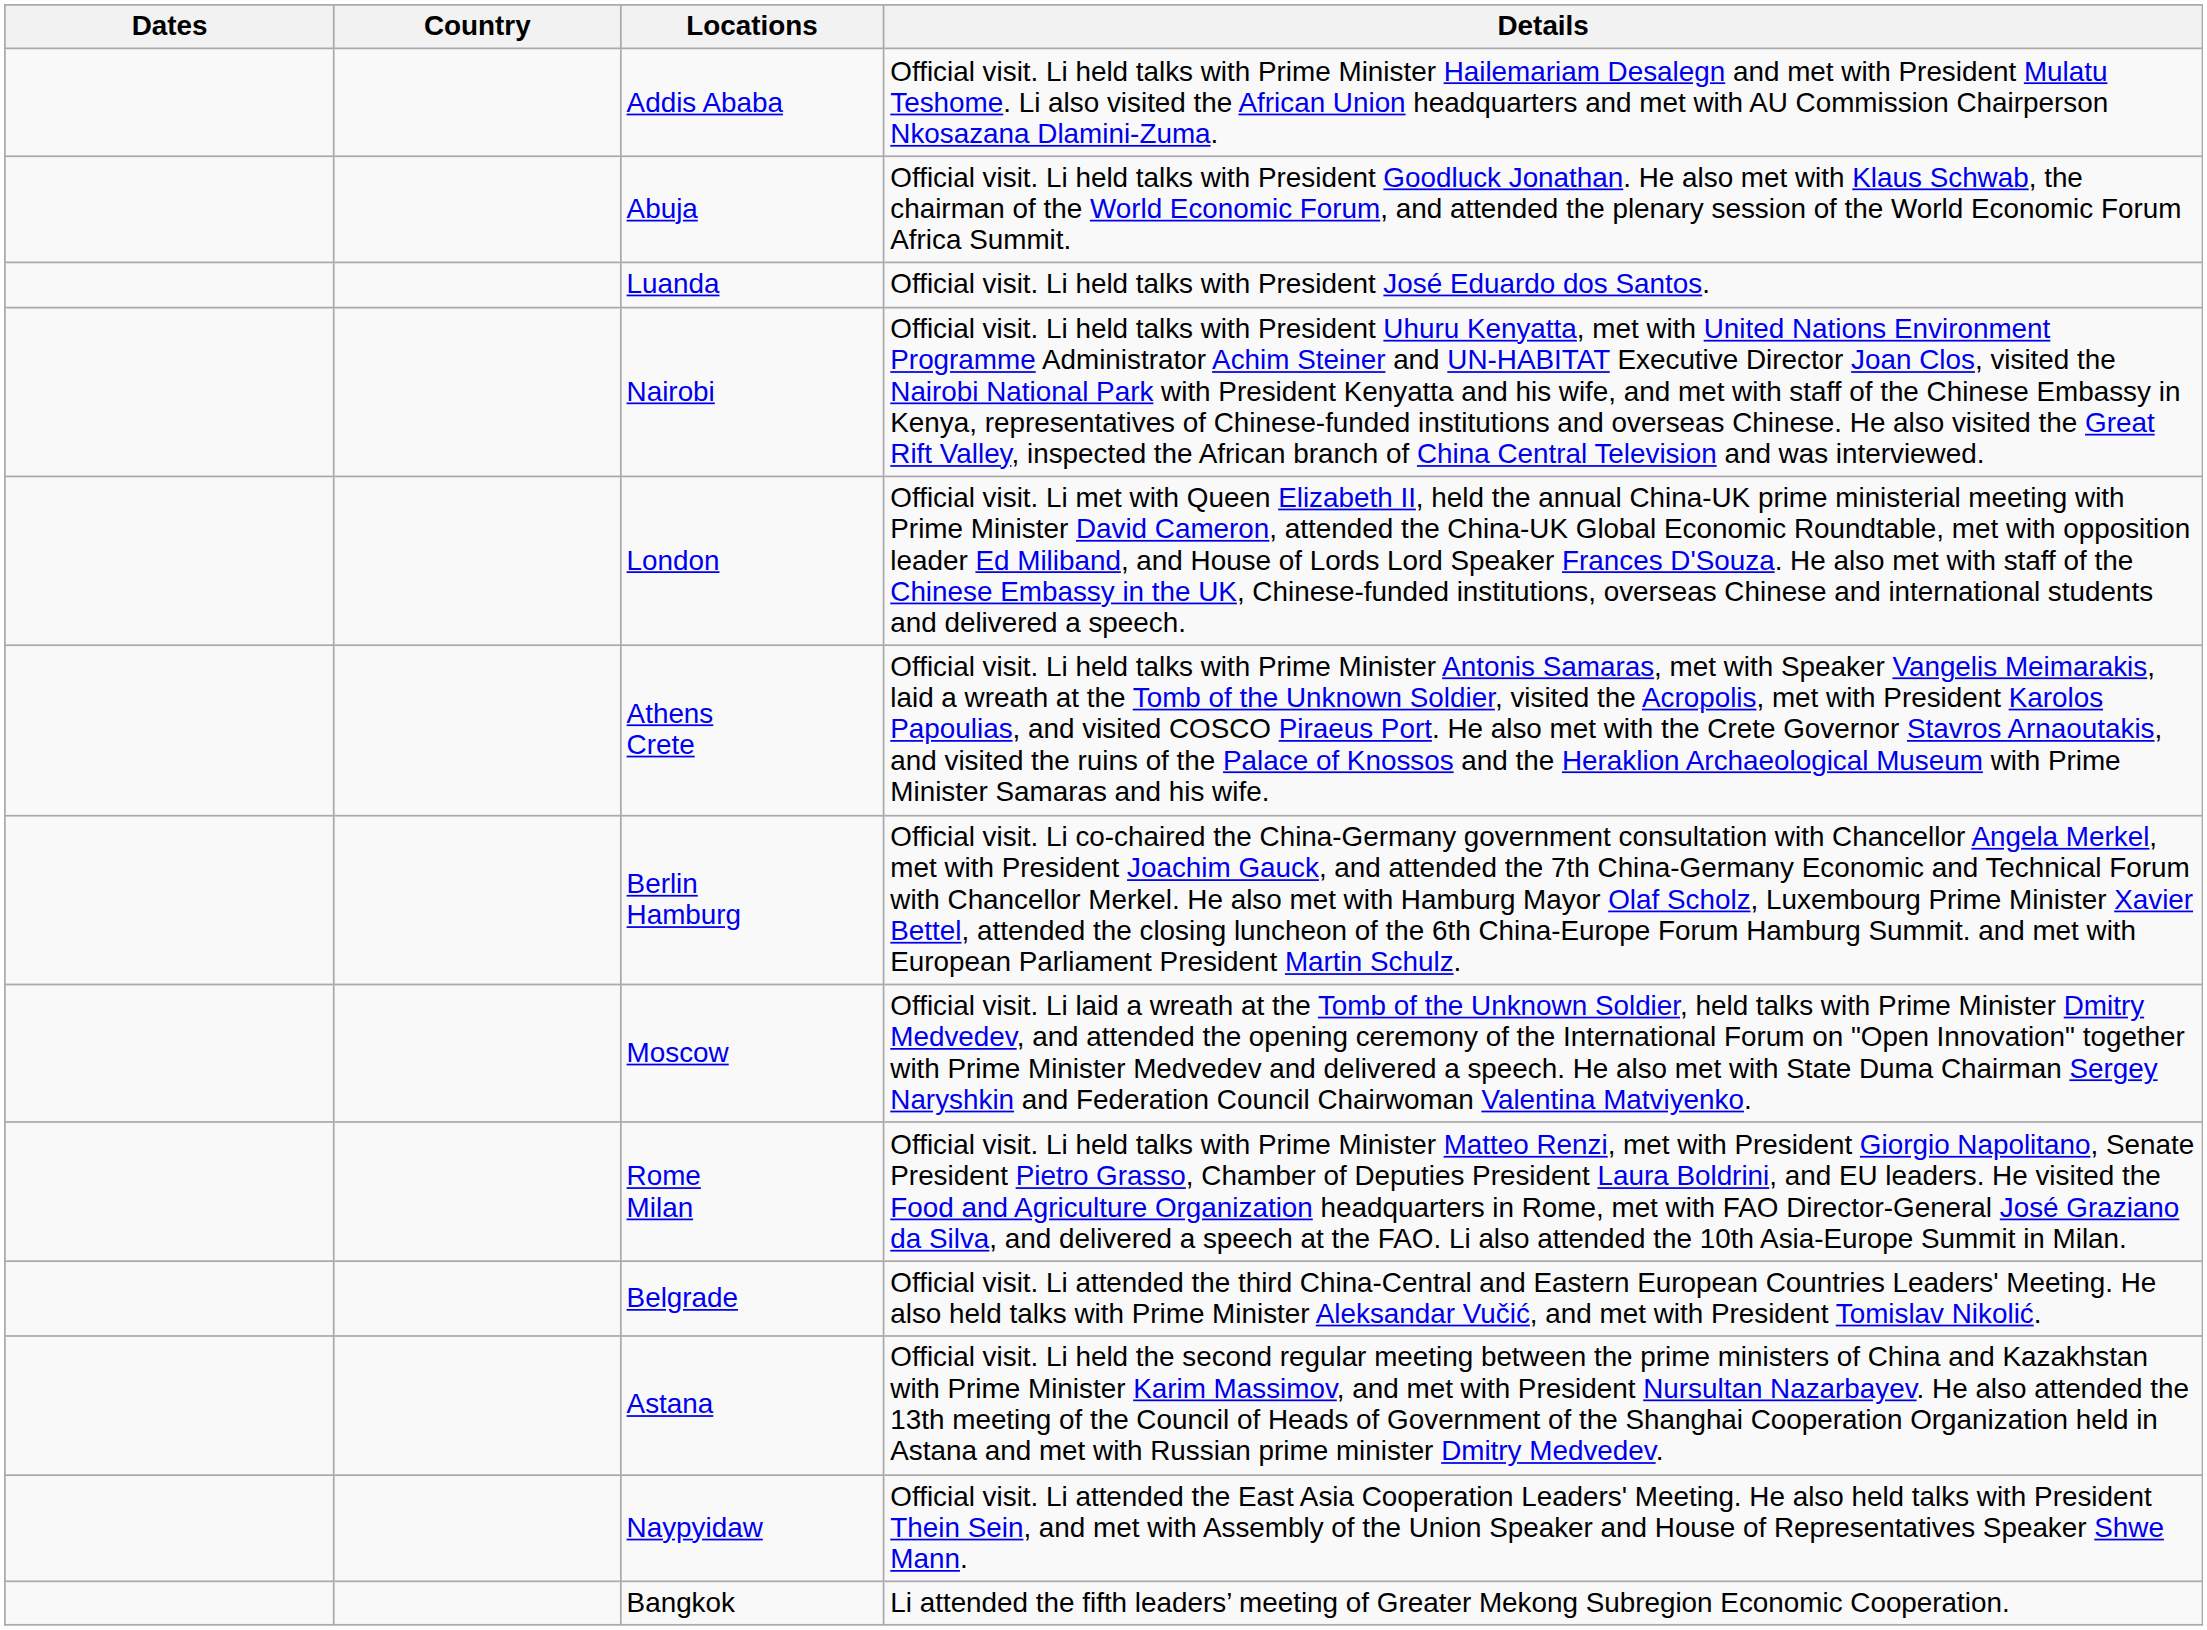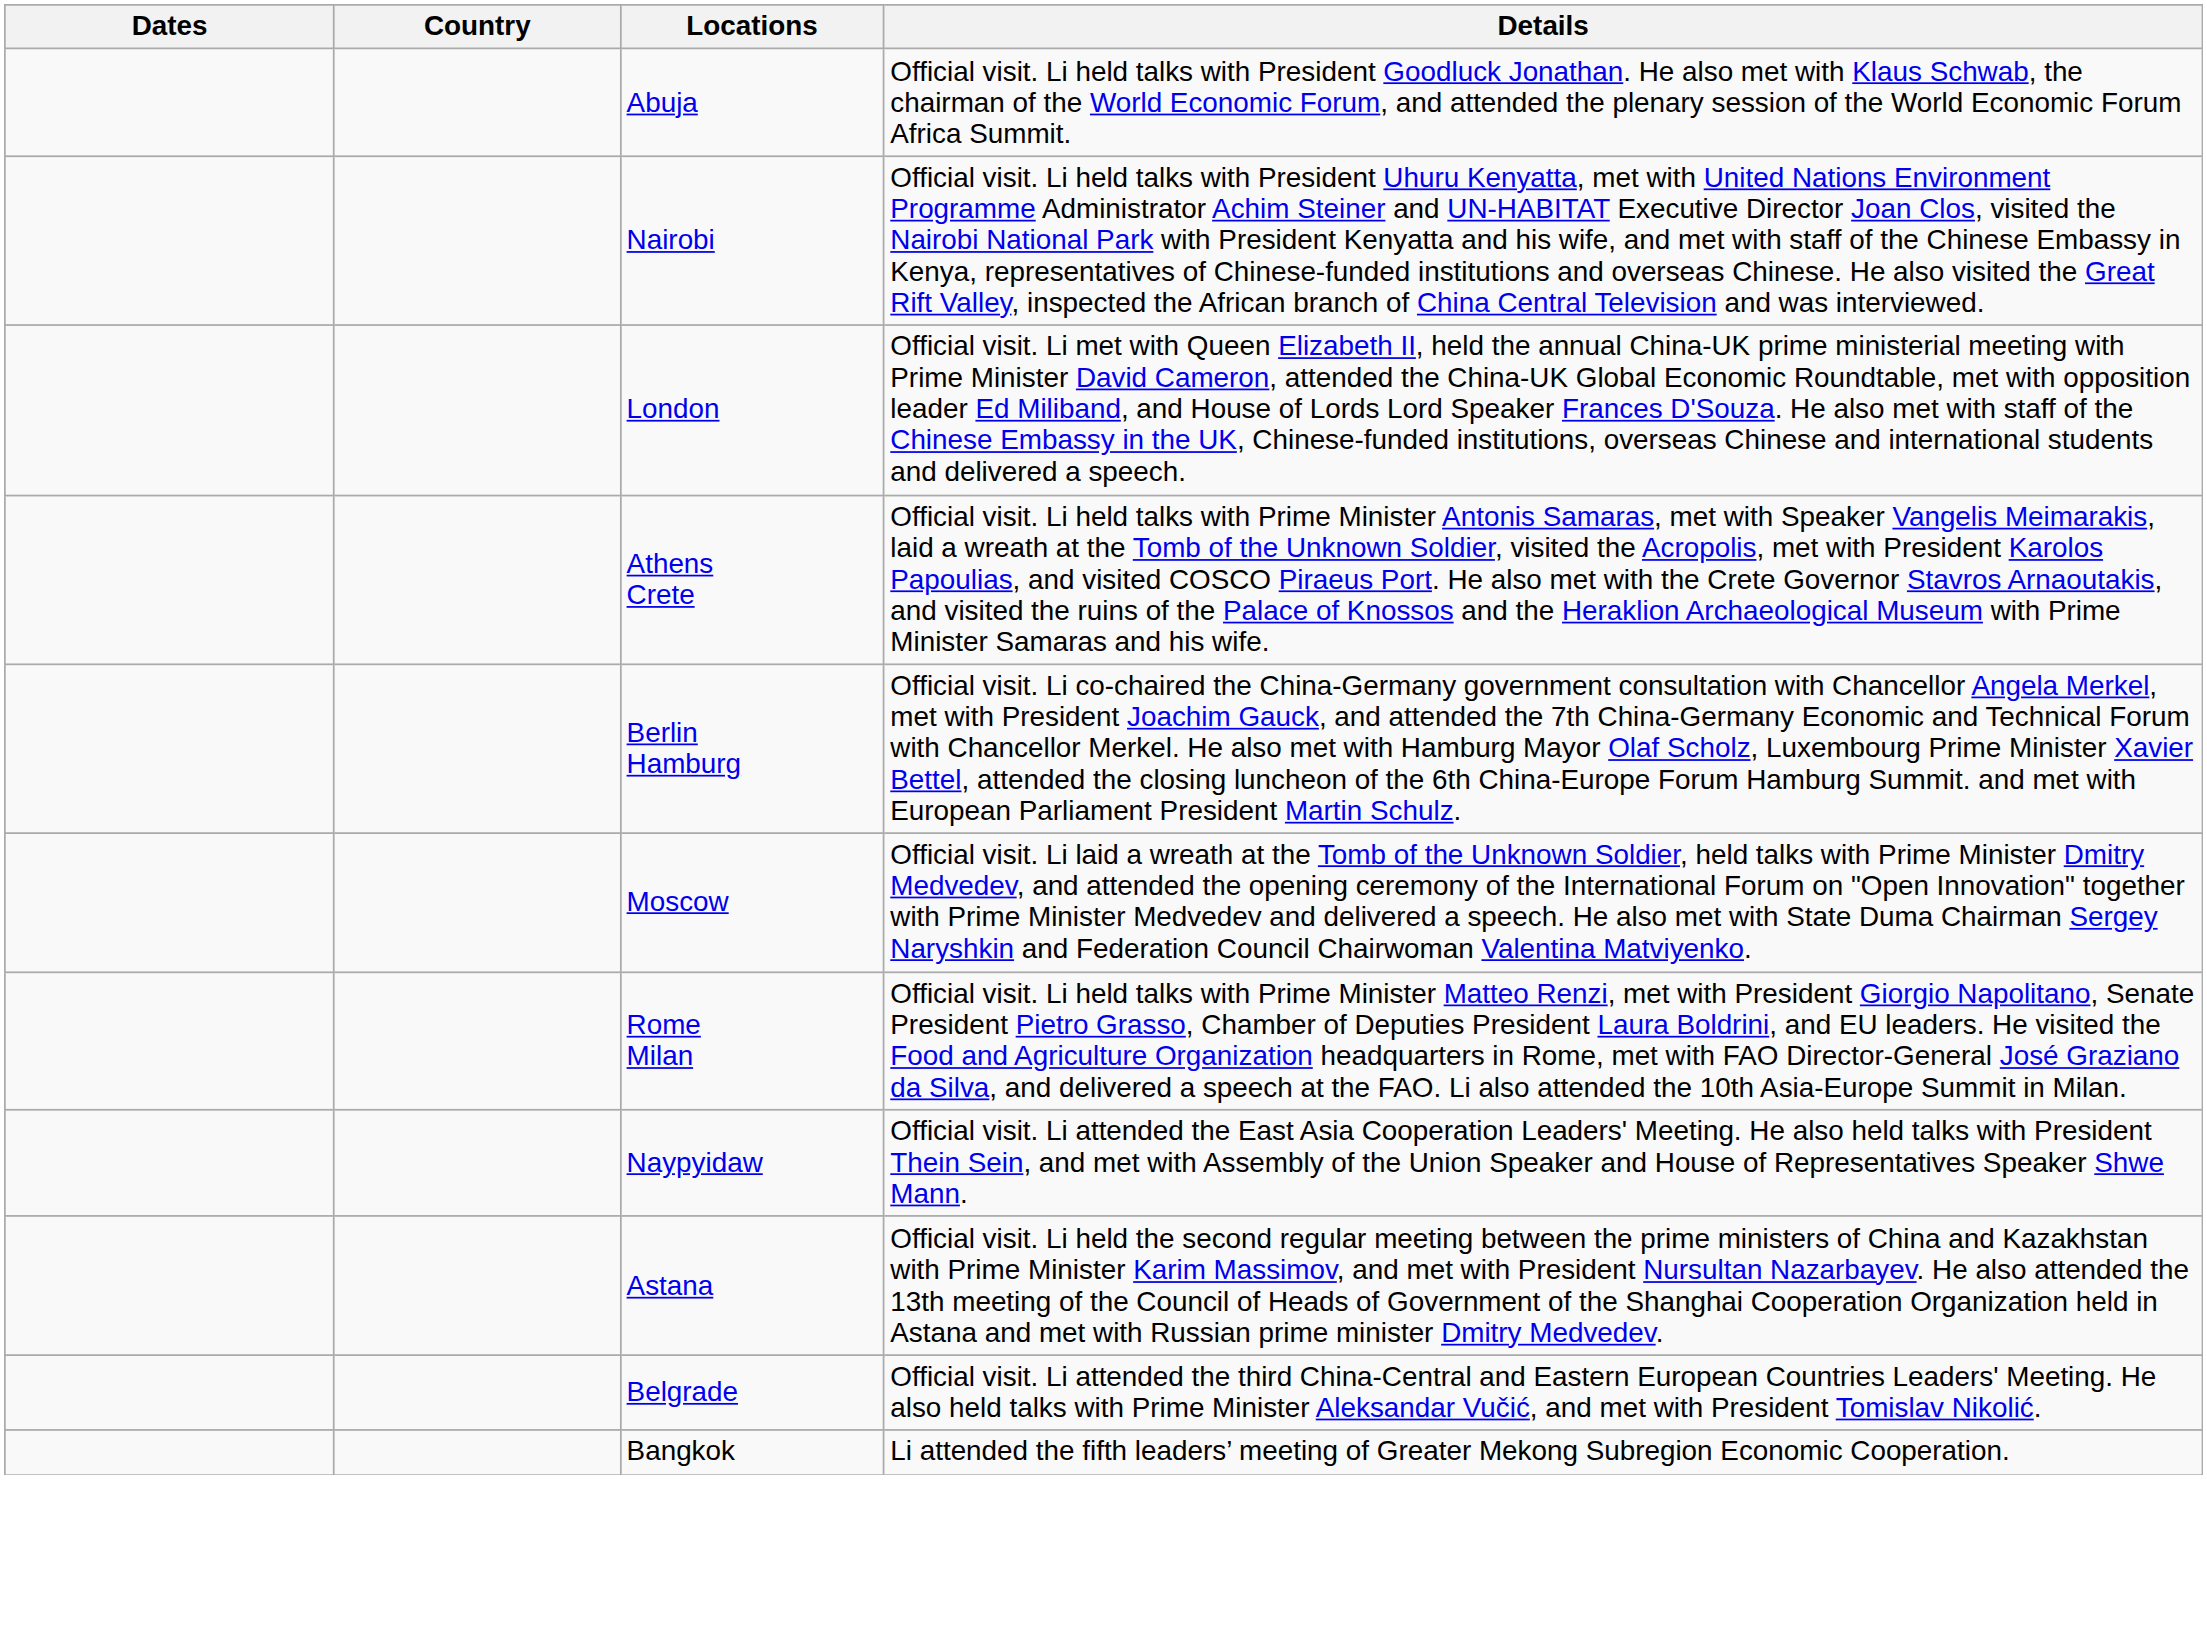- row: (705, 102)
- row: (673, 284)
rows swapped: (695, 1527) <-> (682, 1298)
